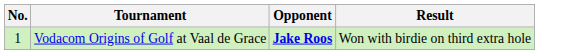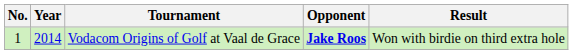+ column: (48, 15)
